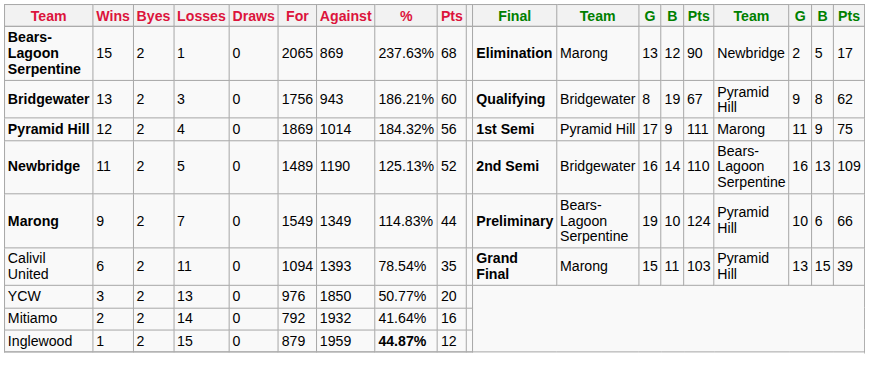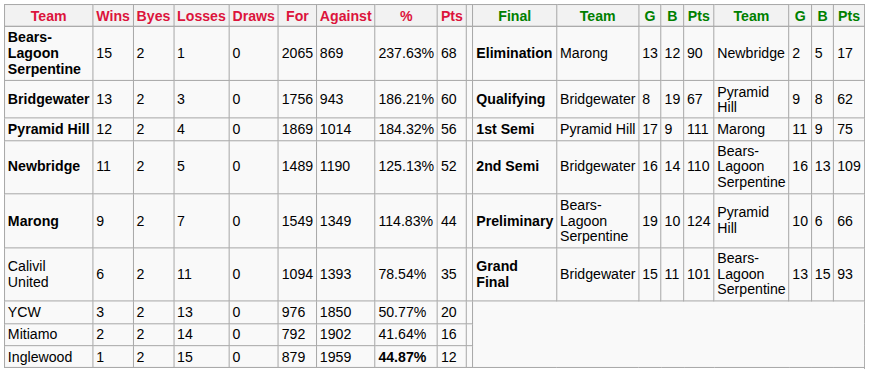(584, 266) Marong -> (598, 274) Bridgewater
(699, 266) 103 -> (699, 274) 101
(743, 266) Pyramid Hill -> (751, 274) Bears-Lagoon Serpentine
(845, 266) 39 -> (845, 274) 93
(336, 318) 1932 -> (336, 334) 1902
